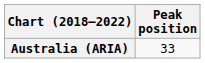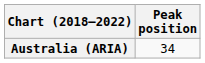(168, 48) 33 -> (168, 48) 34
